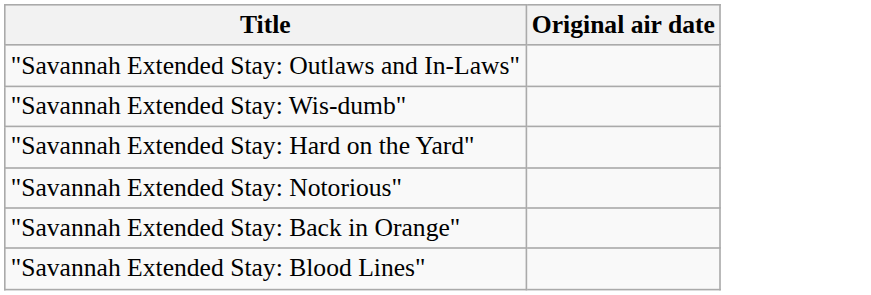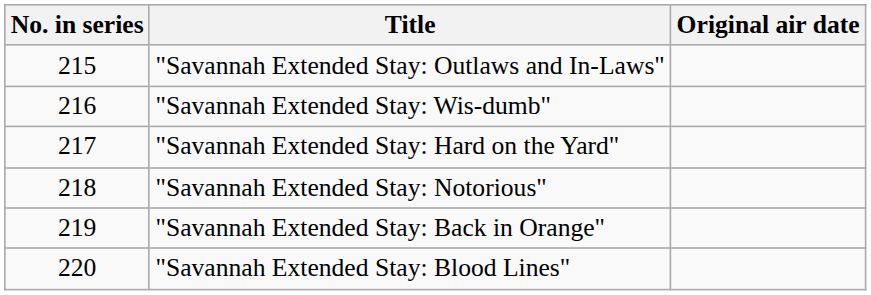+ column: (77, 24)
